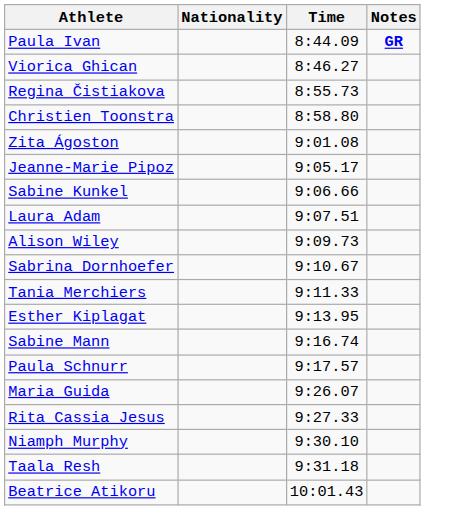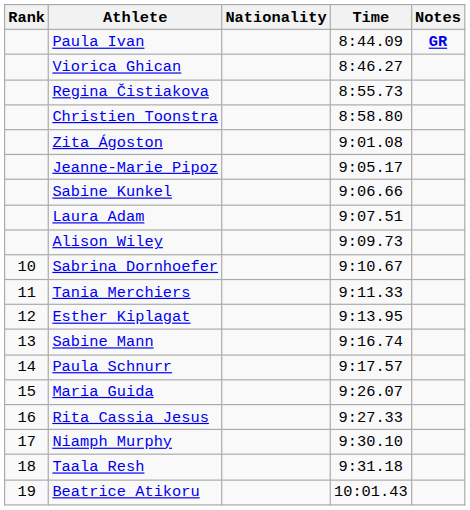+ column: (27, 17)
